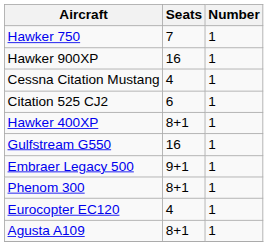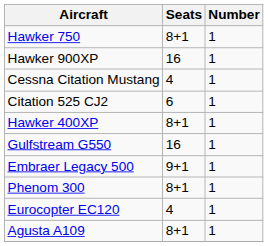(170, 36) 7 -> (177, 36) 8+1
